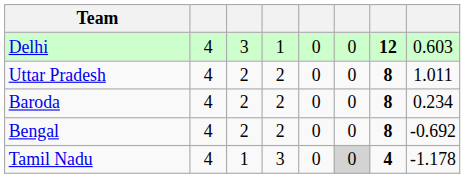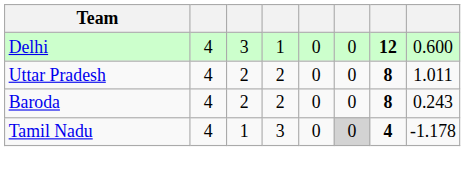(433, 46) 0.603 -> (433, 46) 0.600
(433, 103) 0.234 -> (433, 103) 0.243
- row: (34, 131)
